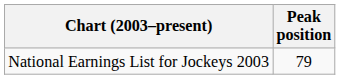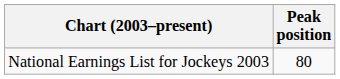(304, 61) 79 -> (304, 61) 80
